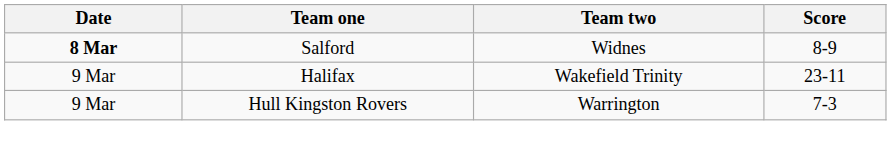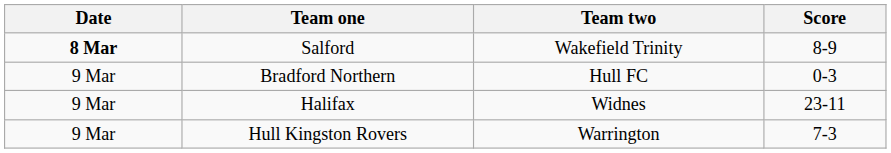(619, 47) Widnes -> (619, 47) Wakefield Trinity
+ row: (328, 76)
(619, 76) Wakefield Trinity -> (619, 104) Widnes
